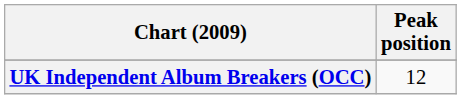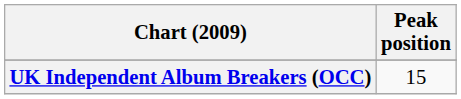(416, 76) 12 -> (416, 76) 15
